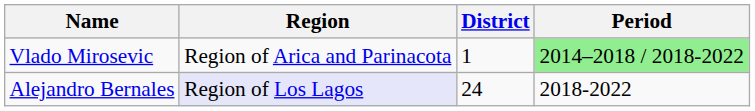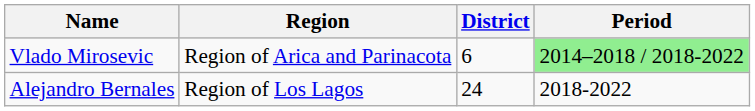(466, 55) 1 -> (466, 55) 6
(274, 88) lavender background -> (274, 88) no background
